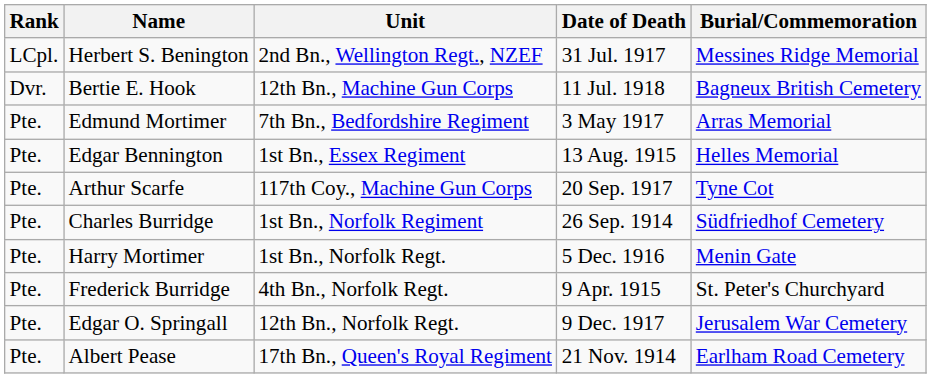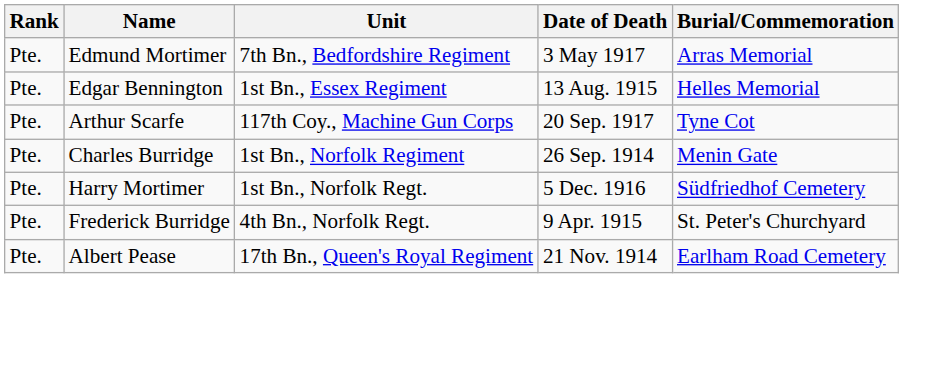- row: (159, 54)
- row: (132, 88)
(790, 222) Südfriedhof Cemetery -> (727, 155) Menin Gate
(746, 255) Menin Gate -> (771, 188) Südfriedhof Cemetery
- row: (148, 322)
